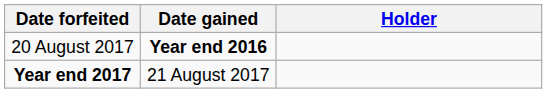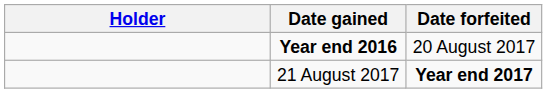columns swapped: (409, 19) <-> (72, 19)
